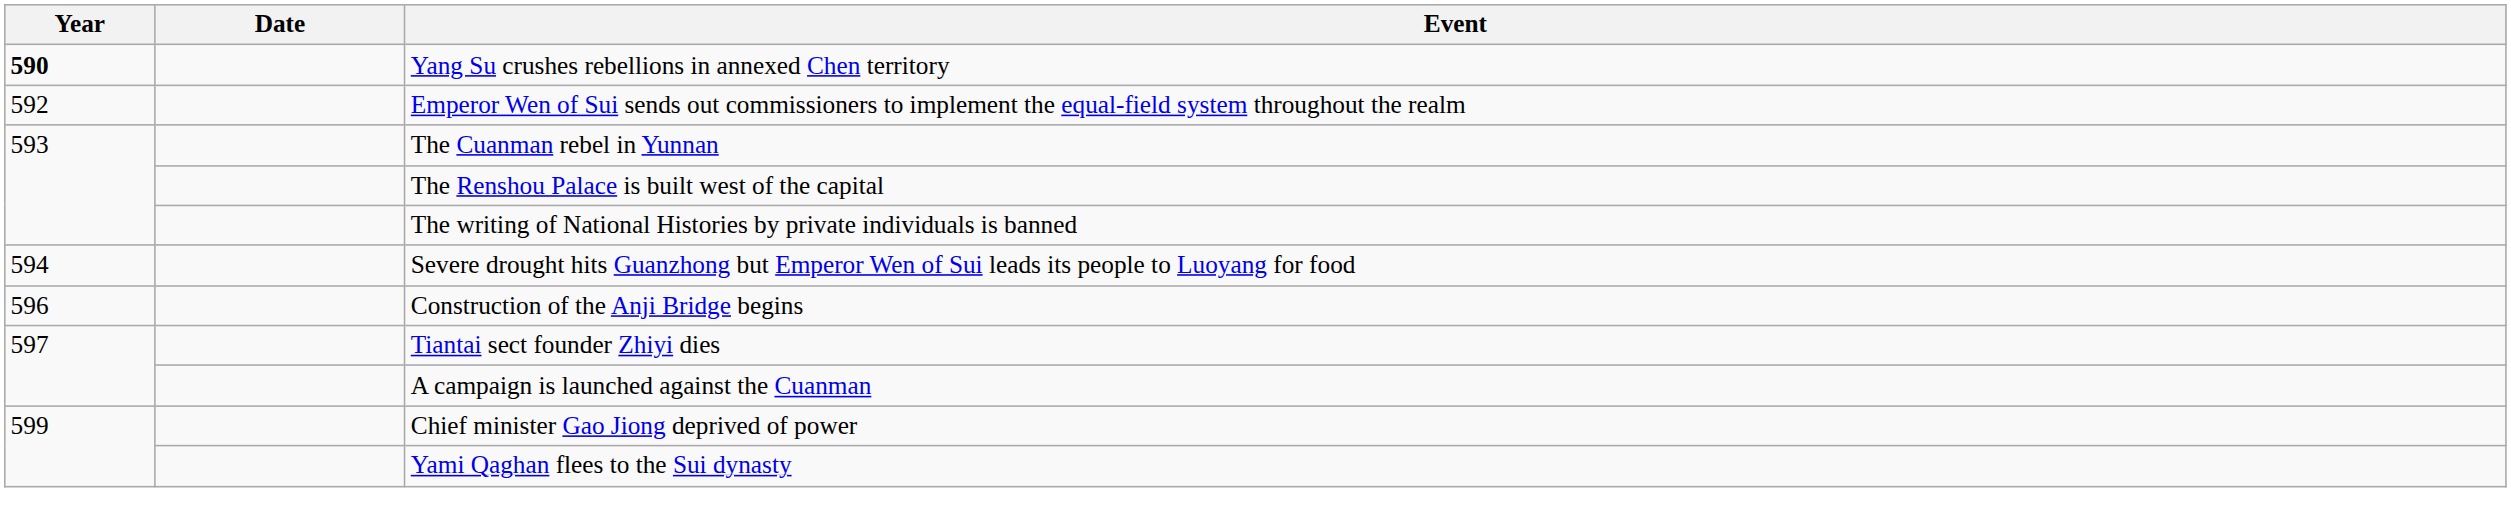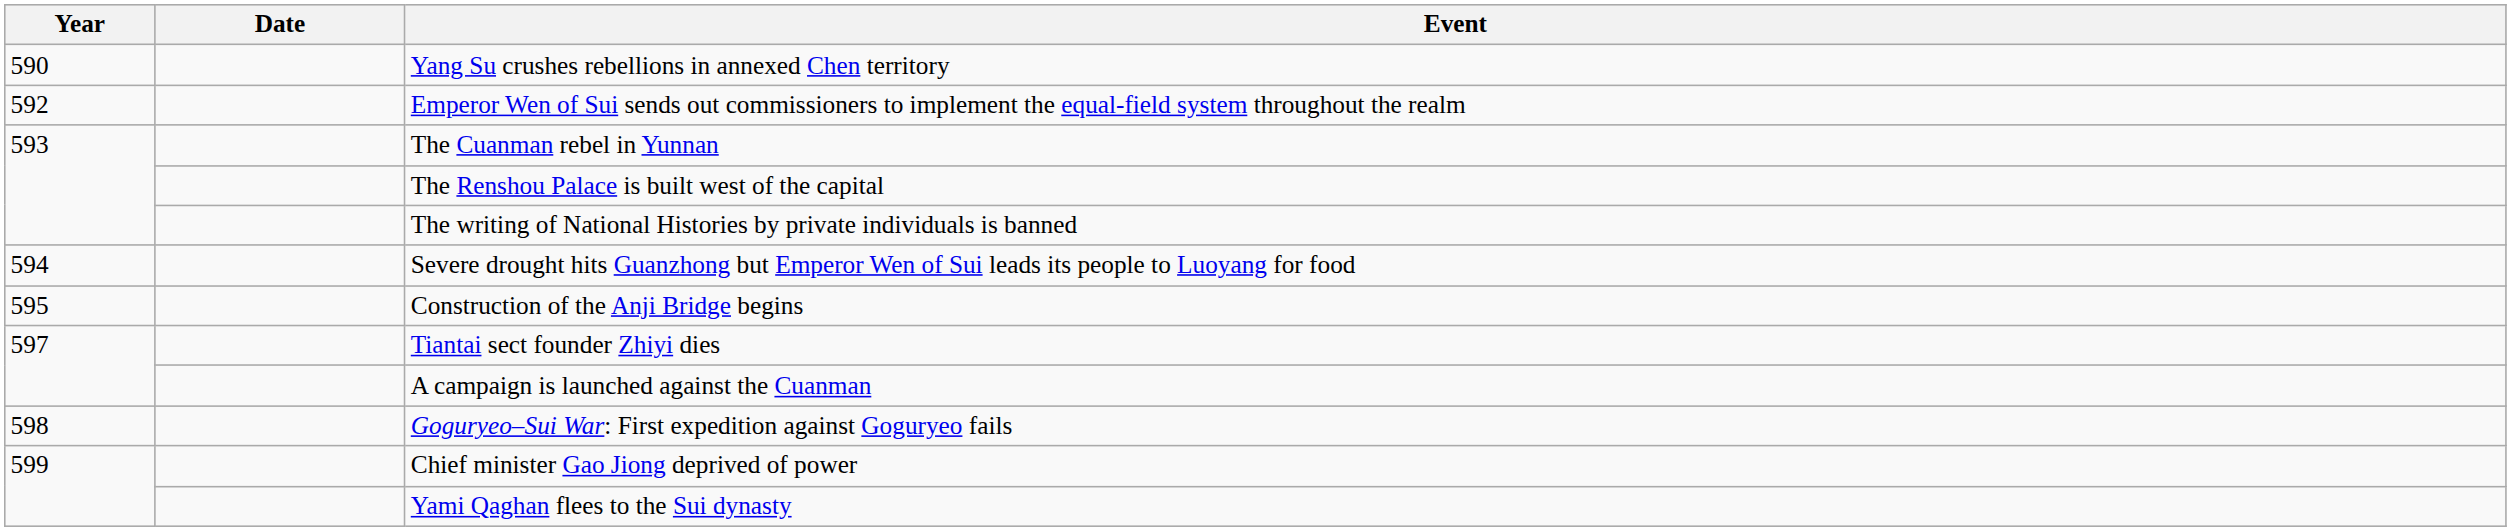(30, 64) bold -> (30, 64) normal
(30, 305) 596 -> (30, 305) 595
+ row: (712, 425)
